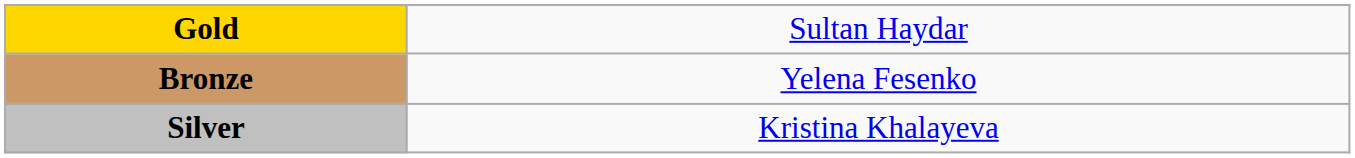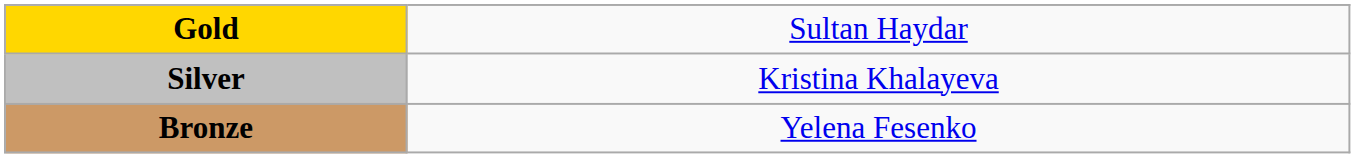rows swapped: (206, 127) <-> (206, 78)
